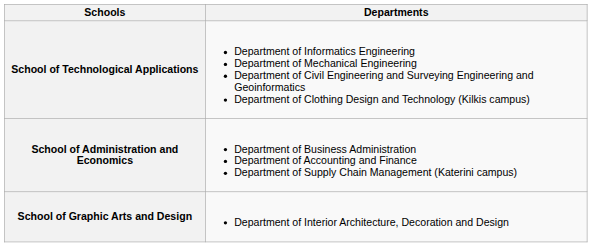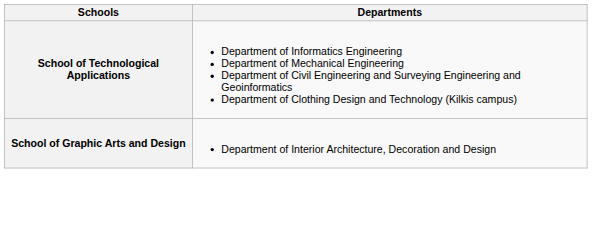- row: (105, 155)
